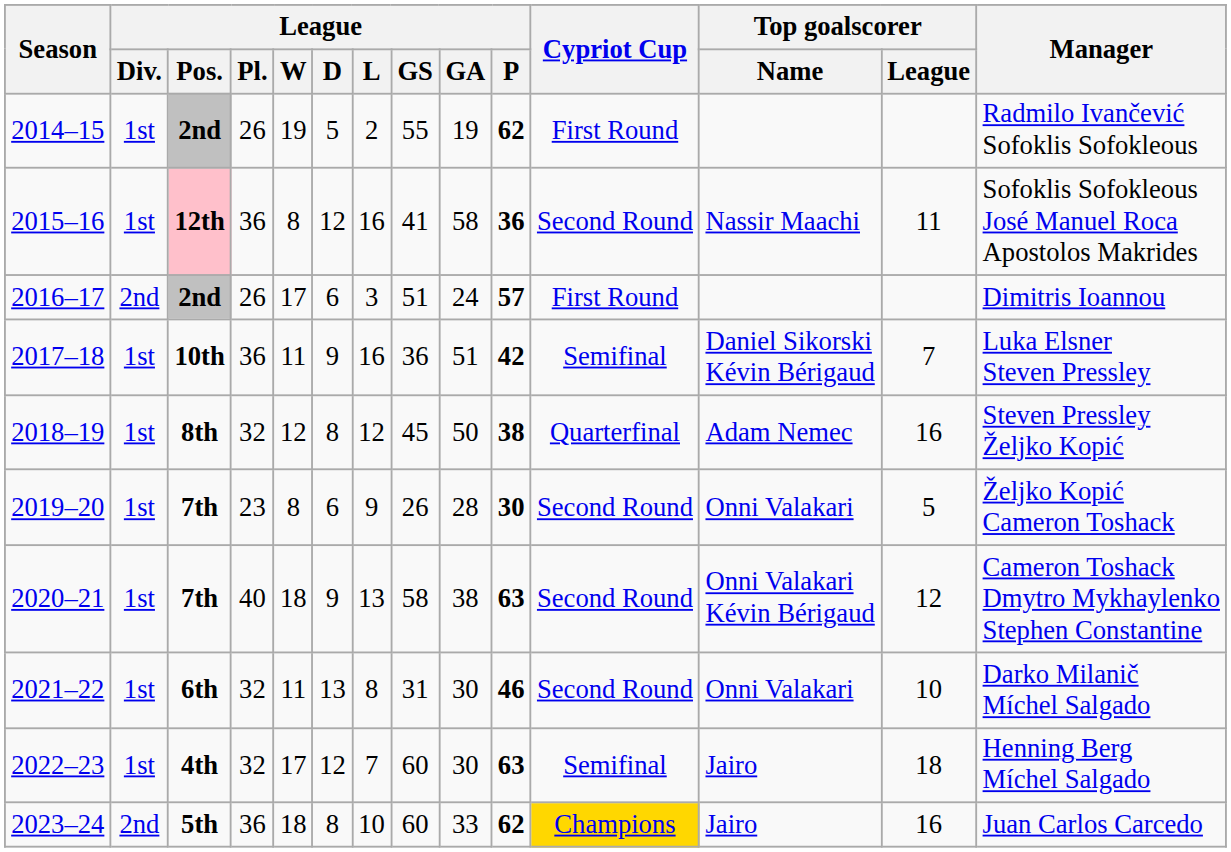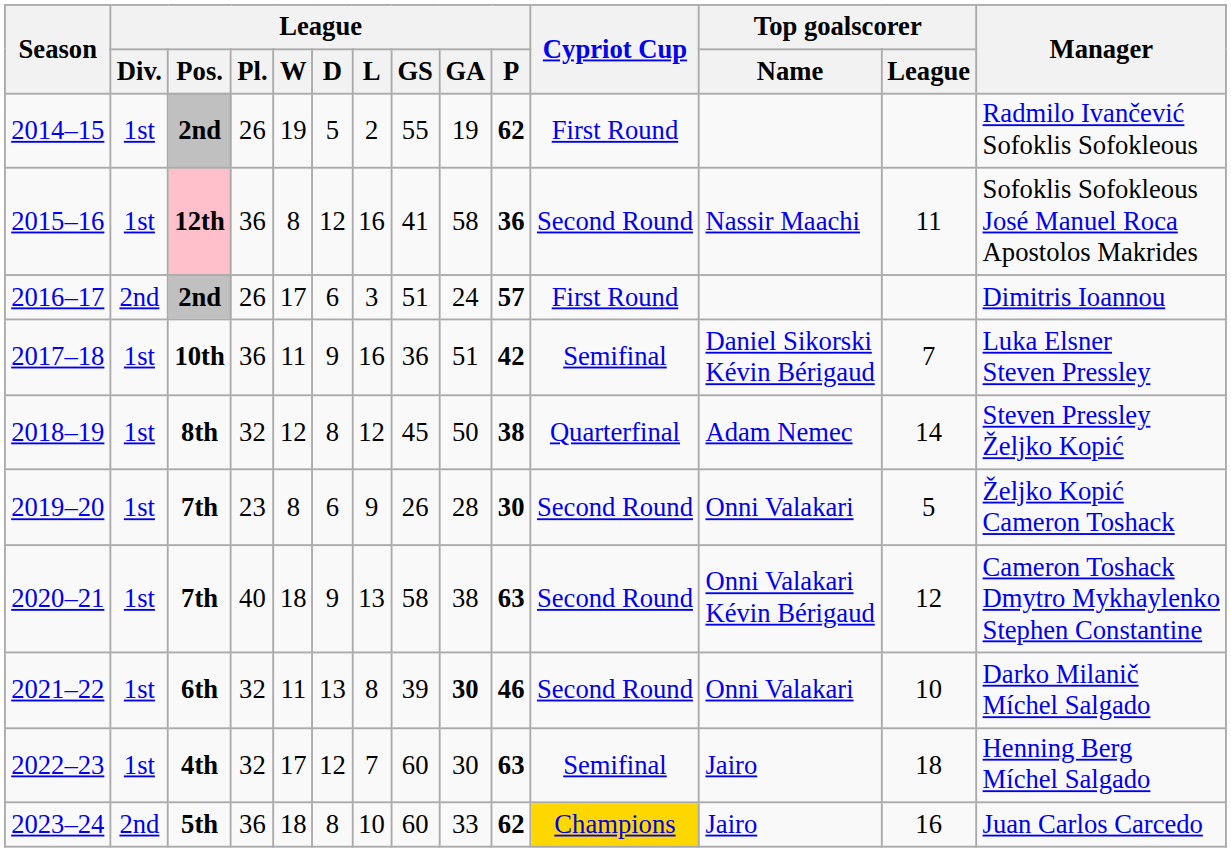(929, 432) 16 -> (929, 432) 14
(415, 689) 31 -> (415, 689) 39
(465, 689) normal -> (465, 689) bold
